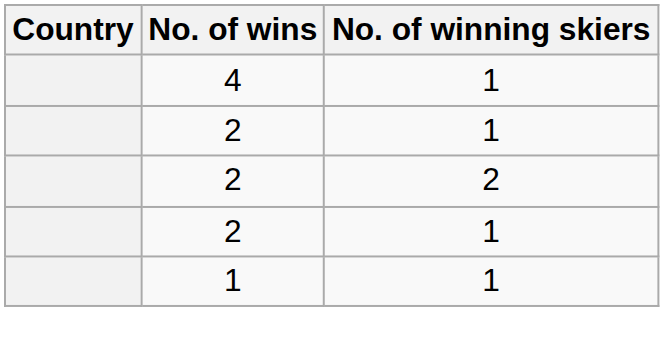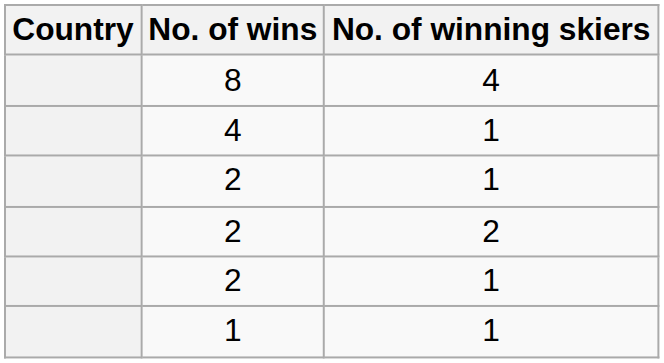+ row: (233, 79)
